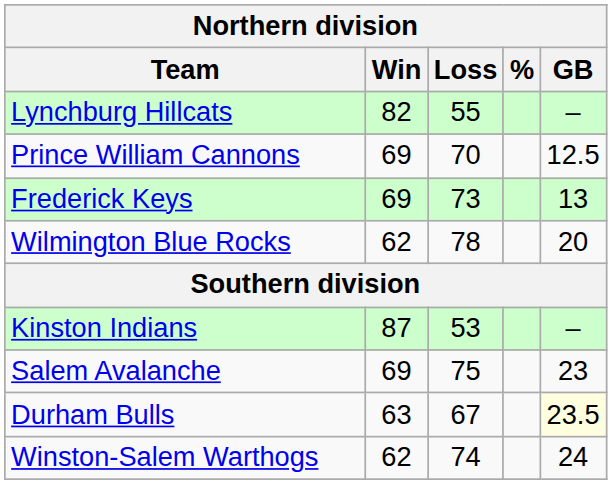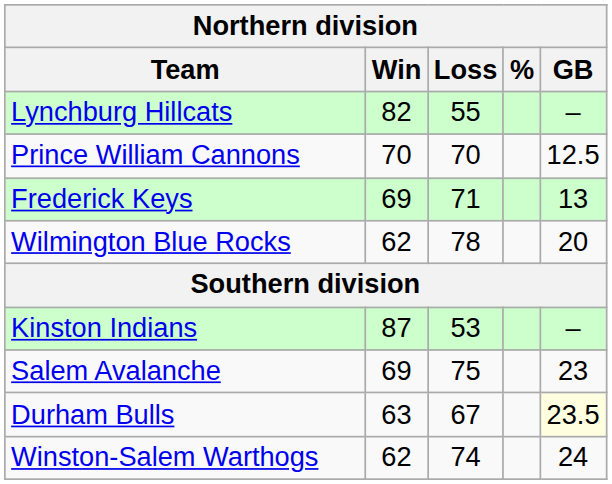(397, 155) 69 -> (397, 155) 70
(466, 198) 73 -> (466, 198) 71
